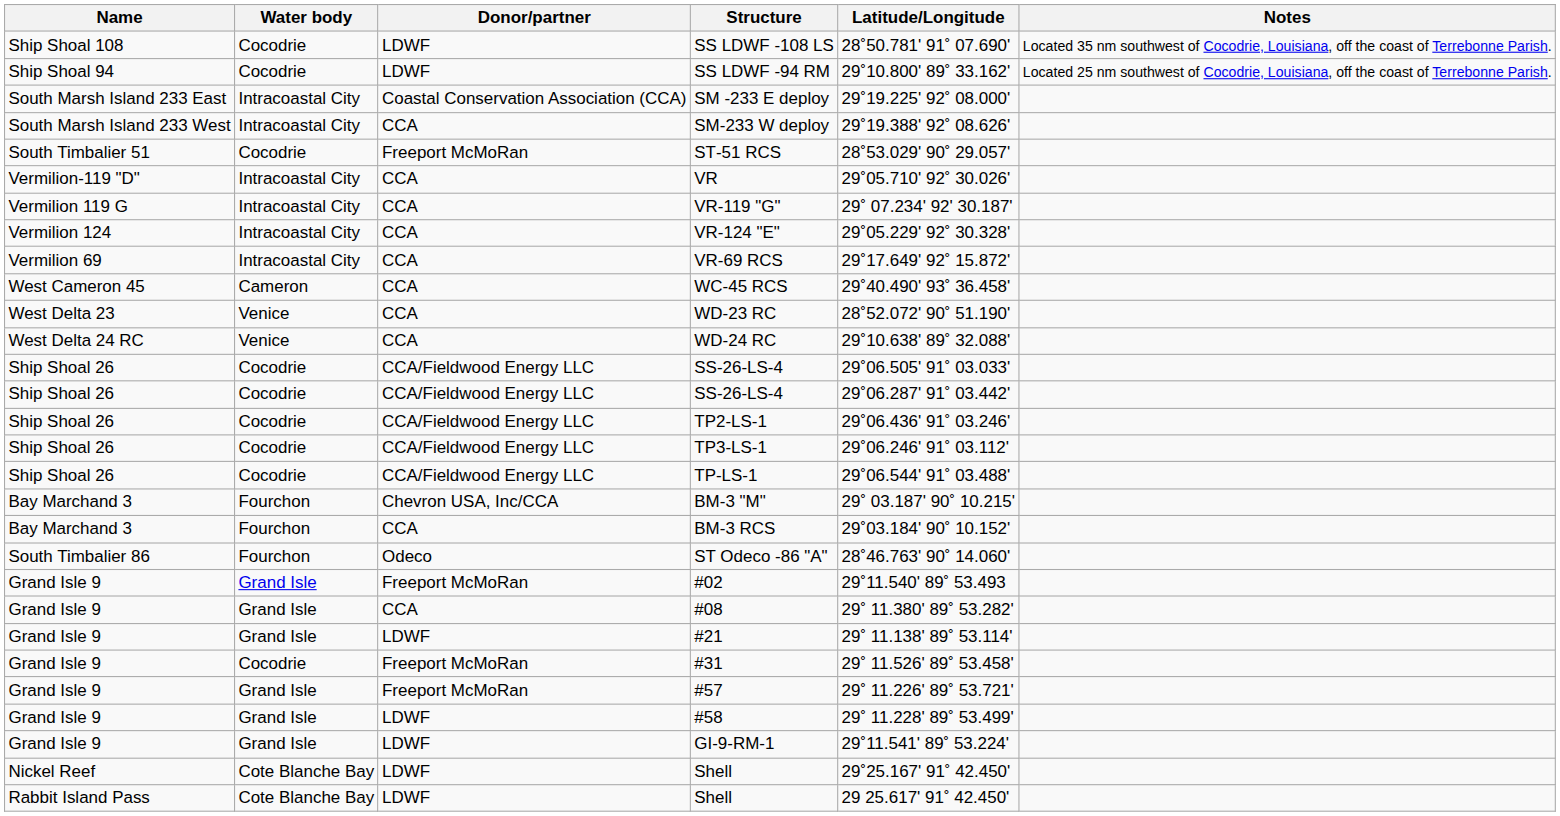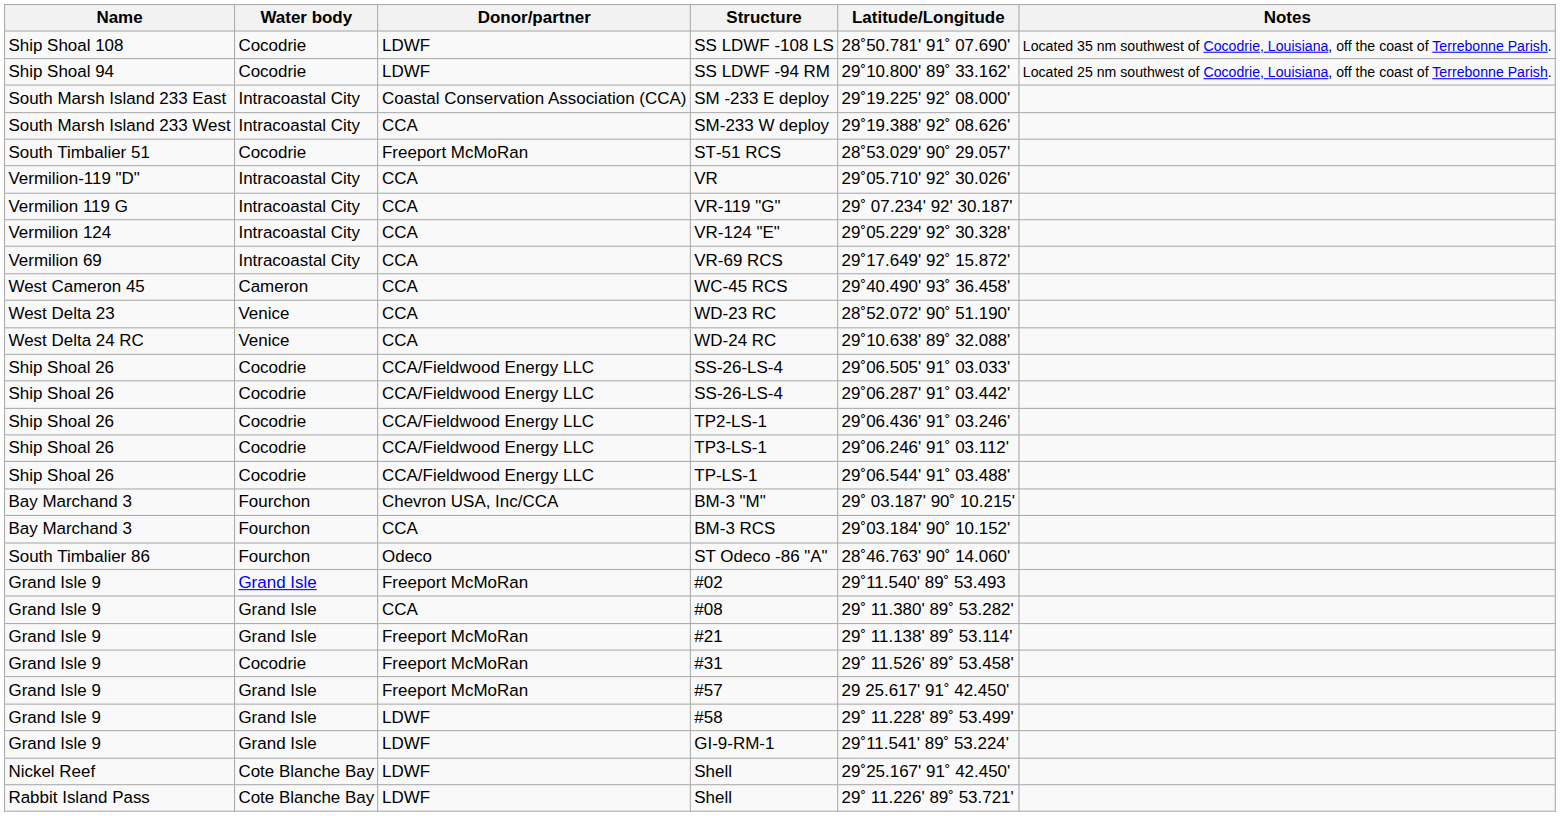(406, 636) LDWF -> (455, 636) Freeport McMoRan
(928, 690) 29˚ 11.226' 89˚ 53.721' -> (925, 690) 29 25.617' 91˚ 42.450'
(925, 797) 29 25.617' 91˚ 42.450' -> (928, 797) 29˚ 11.226' 89˚ 53.721'
